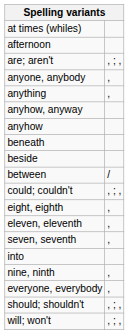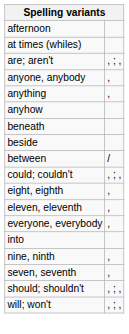rows swapped: (29, 45) <-> (44, 29)
- row: (45, 110)
rows swapped: (55, 288) <-> (42, 240)
